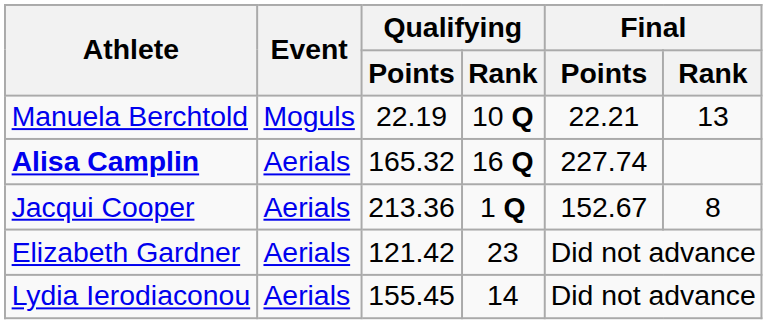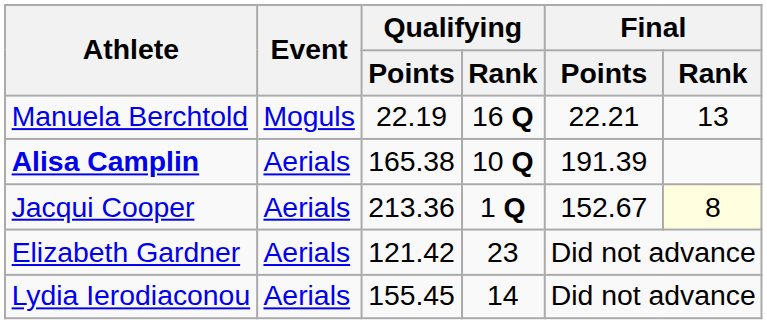(503, 117) 10 Q -> (503, 117) 16 Q
(411, 162) 165.32 -> (411, 162) 165.38
(503, 162) 16 Q -> (503, 162) 10 Q
(604, 162) 227.74 -> (604, 162) 191.39
(713, 207) no background -> (713, 207) lightyellow background
